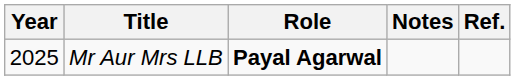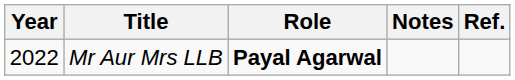(34, 57) 2025 -> (34, 57) 2022
